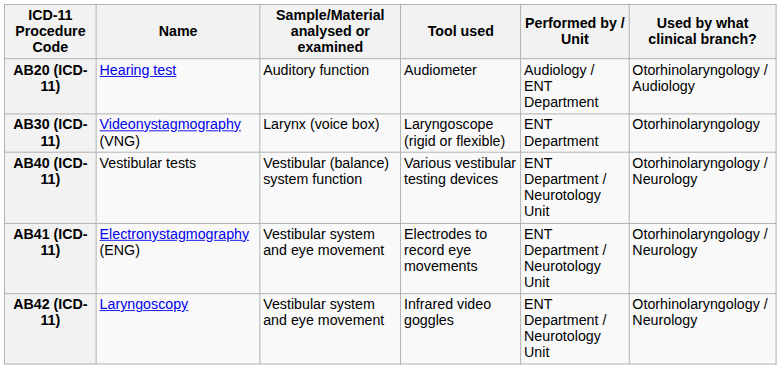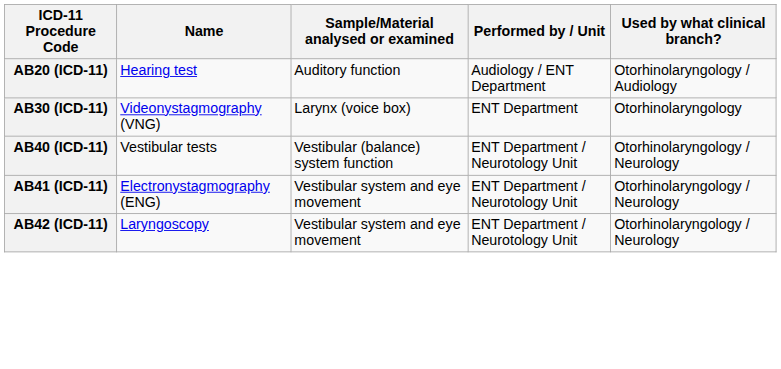- column: (461, 31)
